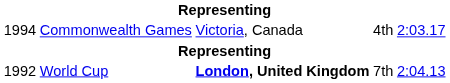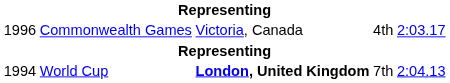(20, 30) 1994 -> (20, 30) 1996
(20, 71) 1992 -> (20, 71) 1994
